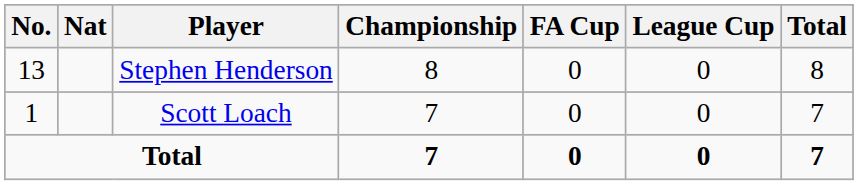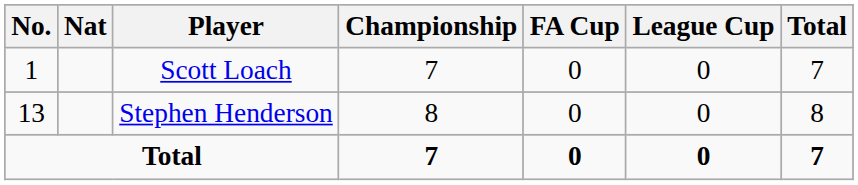rows swapped: (226, 69) <-> (226, 112)
